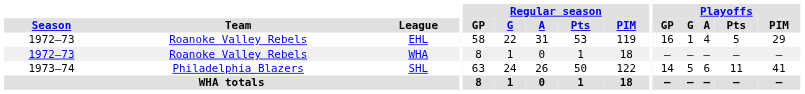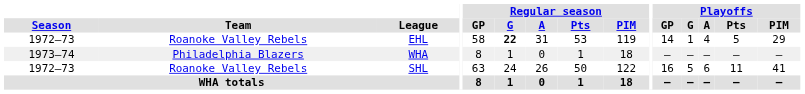(510, 40) normal -> (510, 40) bold
(667, 40) 16 -> (667, 40) 14
(52, 54) 1972–73 -> (52, 54) 1973–74
(238, 54) Roanoke Valley Rebels -> (238, 54) Philadelphia Blazers
(52, 68) 1973–74 -> (52, 68) 1972–73
(238, 68) Philadelphia Blazers -> (238, 68) Roanoke Valley Rebels
(667, 68) 14 -> (667, 68) 16
